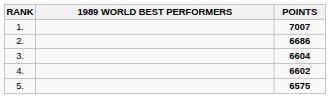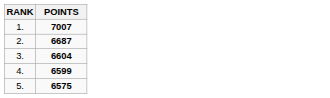- column: (155, 12)
(300, 42) 6686 -> (61, 42) 6687
(300, 71) 6602 -> (61, 71) 6599
